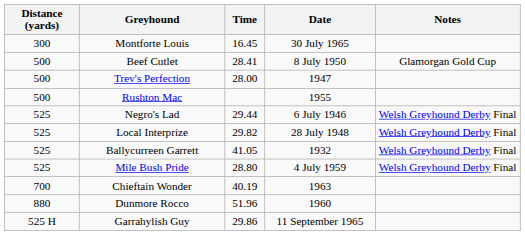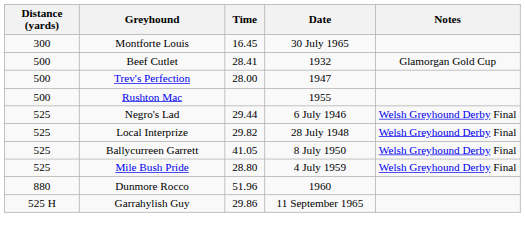(320, 61) 8 July 1950 -> (320, 61) 1932
(320, 150) 1932 -> (320, 150) 8 July 1950
- row: (152, 185)
